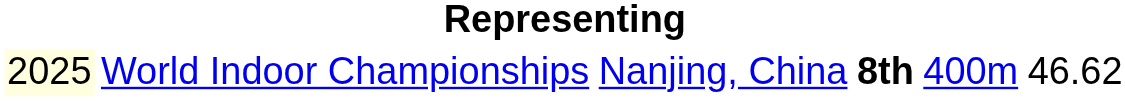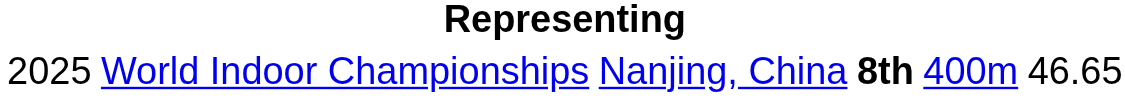(49, 71) lightyellow background -> (49, 71) no background
(1075, 71) 46.62 -> (1075, 71) 46.65
